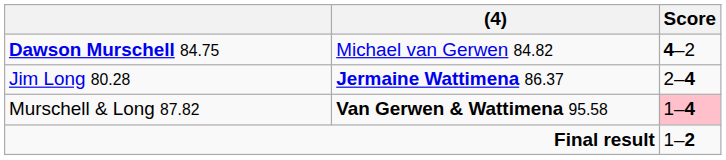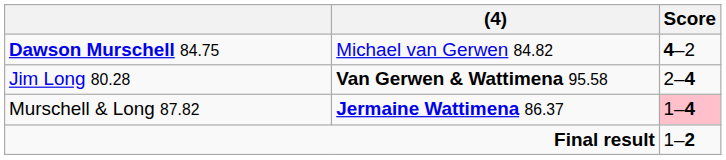(450, 79) Jermaine Wattimena 86.37 -> (472, 79) Van Gerwen & Wattimena 95.58
(472, 109) Van Gerwen & Wattimena 95.58 -> (450, 109) Jermaine Wattimena 86.37
